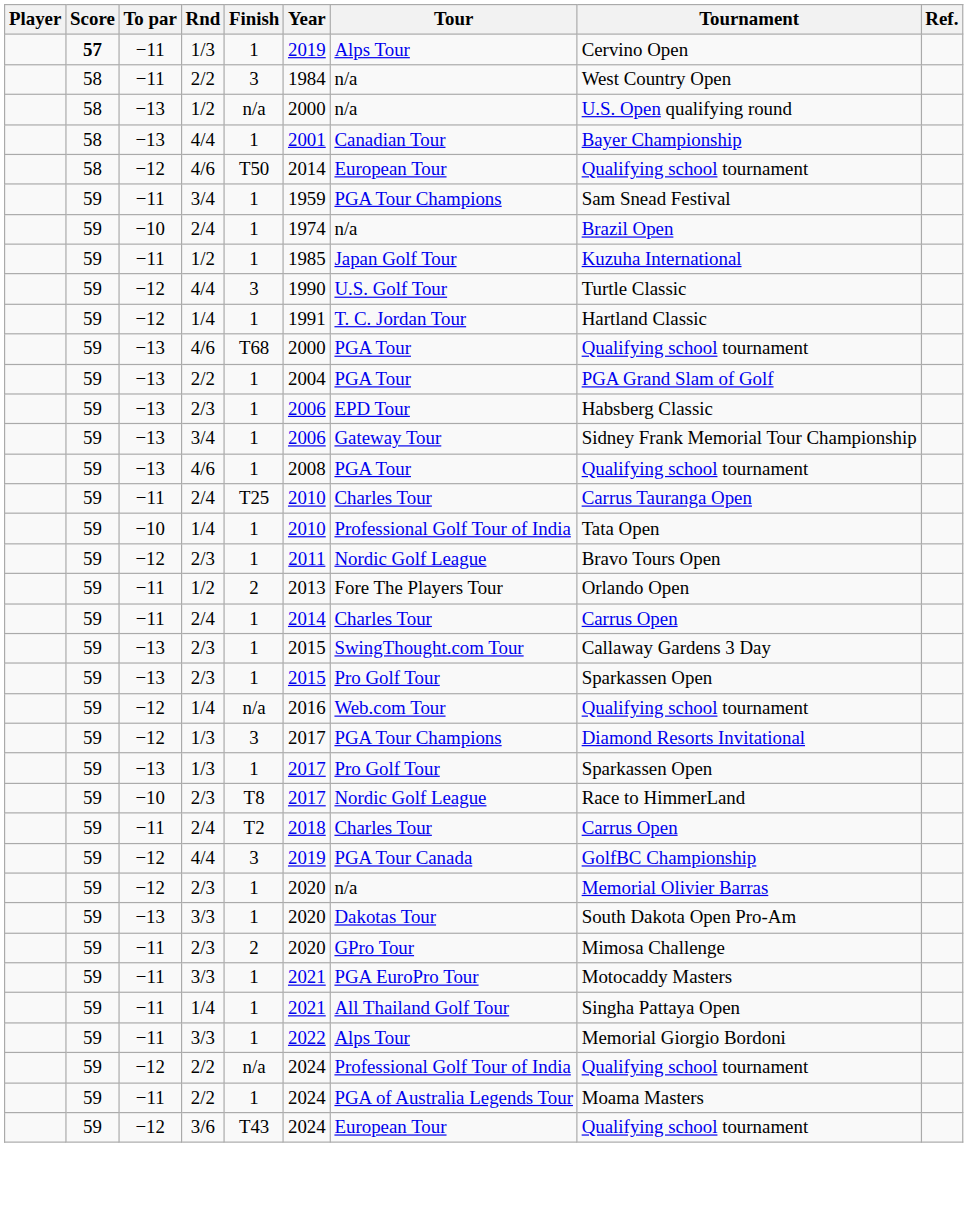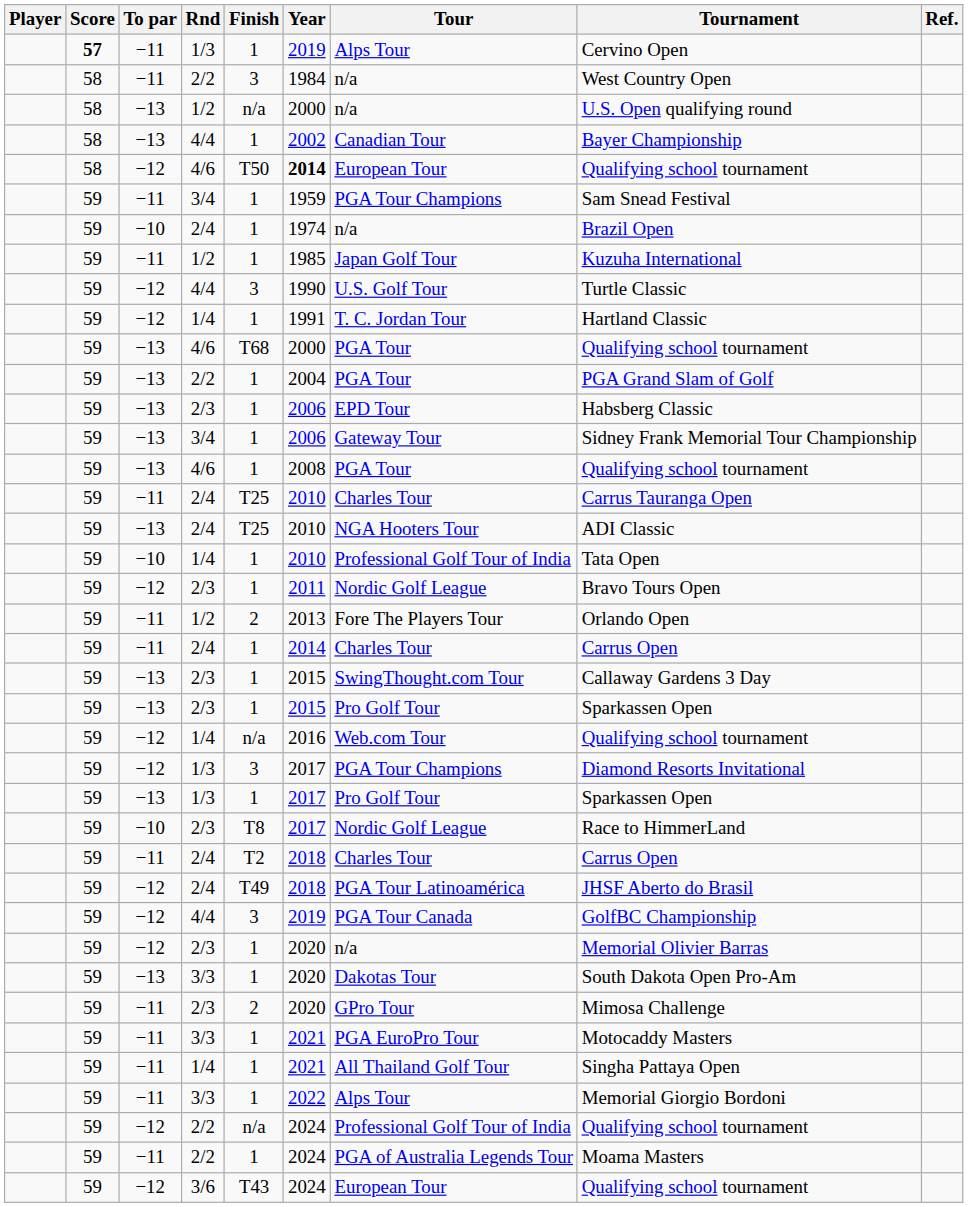(307, 139) 2001 -> (307, 139) 2002
(307, 169) normal -> (307, 169) bold
+ row: (150, 528)
+ row: (150, 887)
